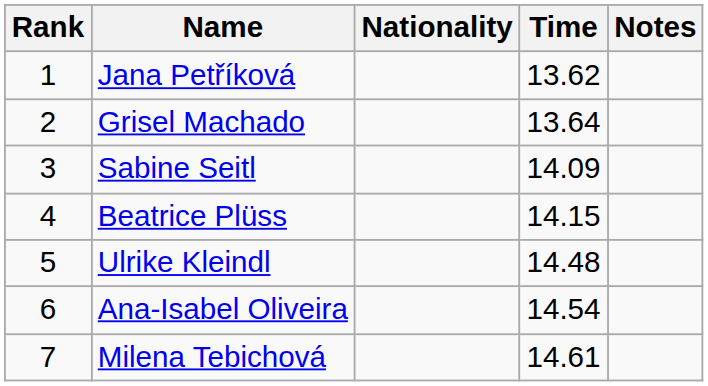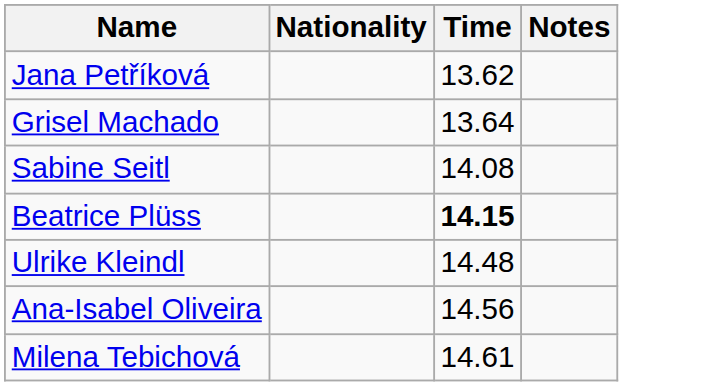- column: (48, 27)
(563, 168) 14.09 -> (477, 168) 14.08
(563, 215) normal -> (477, 215) bold
(563, 309) 14.54 -> (477, 309) 14.56
